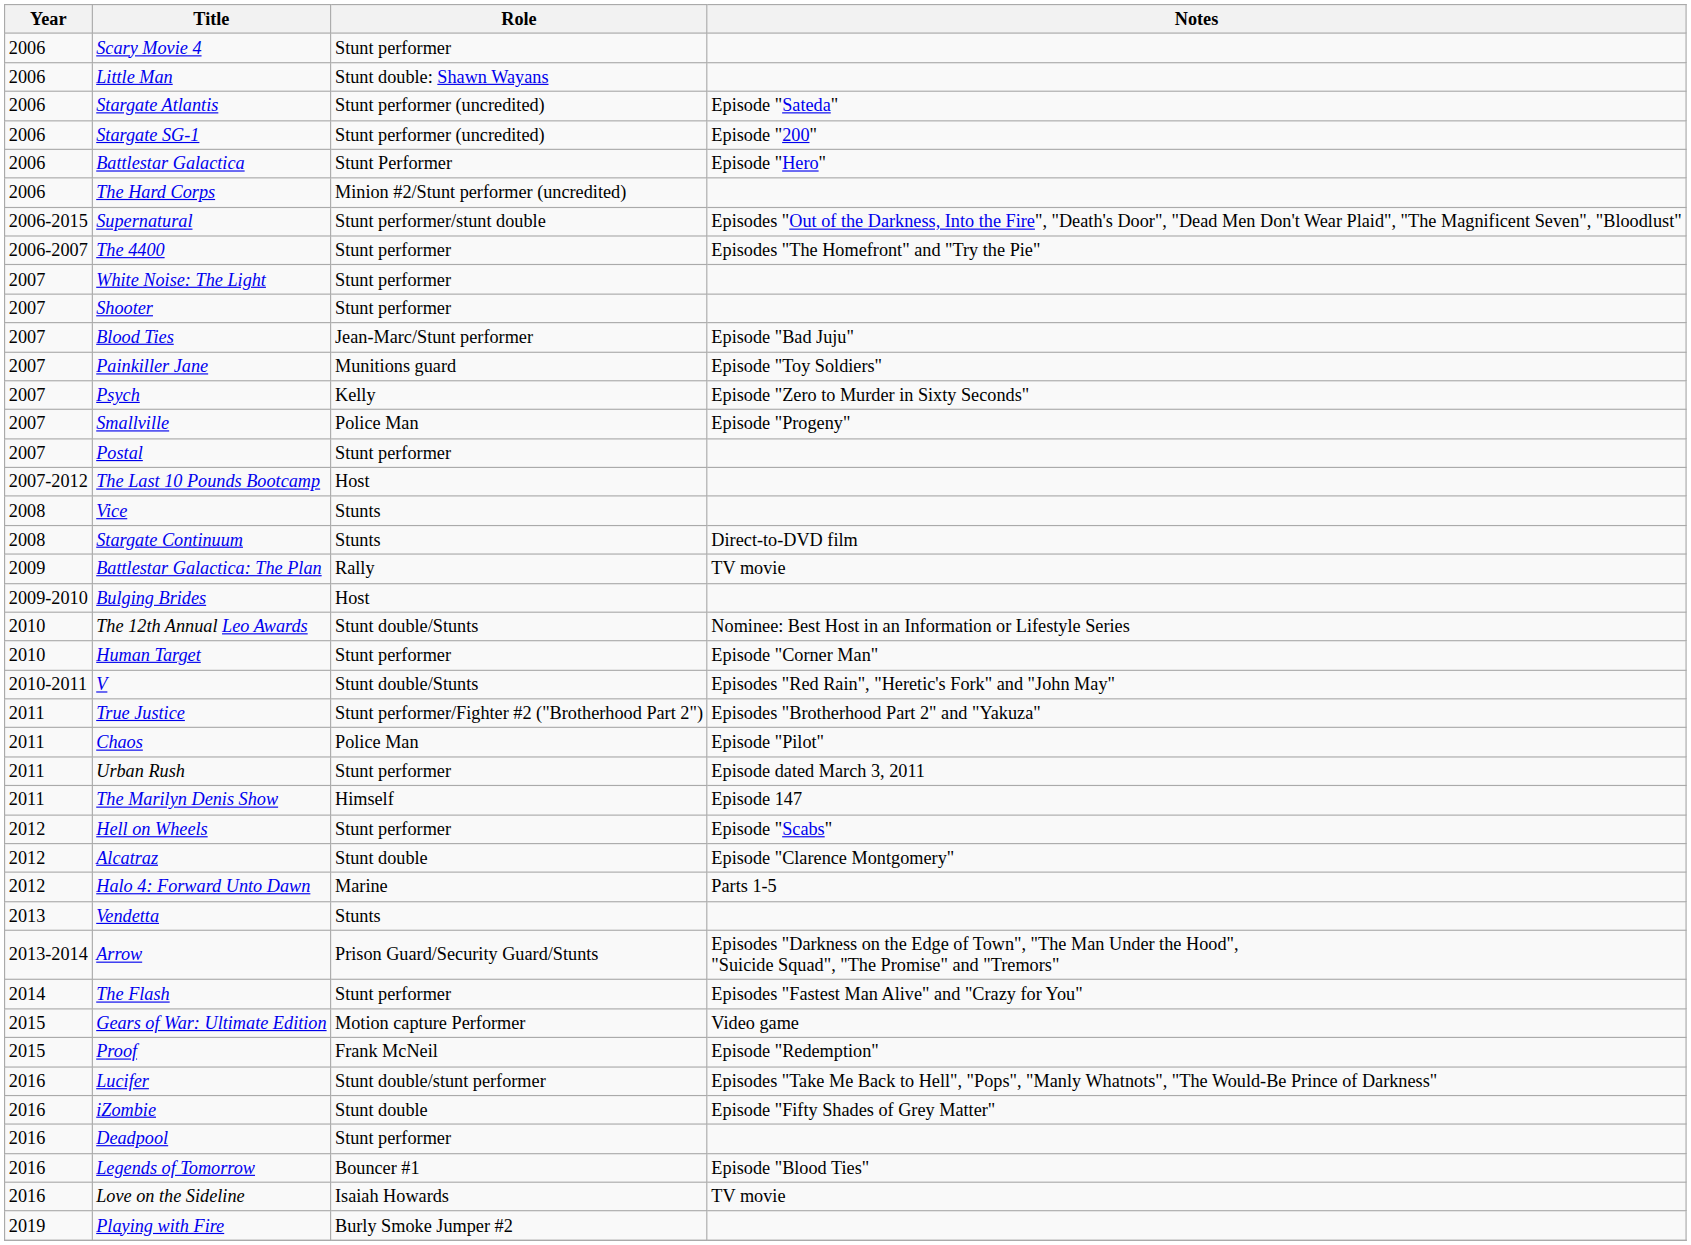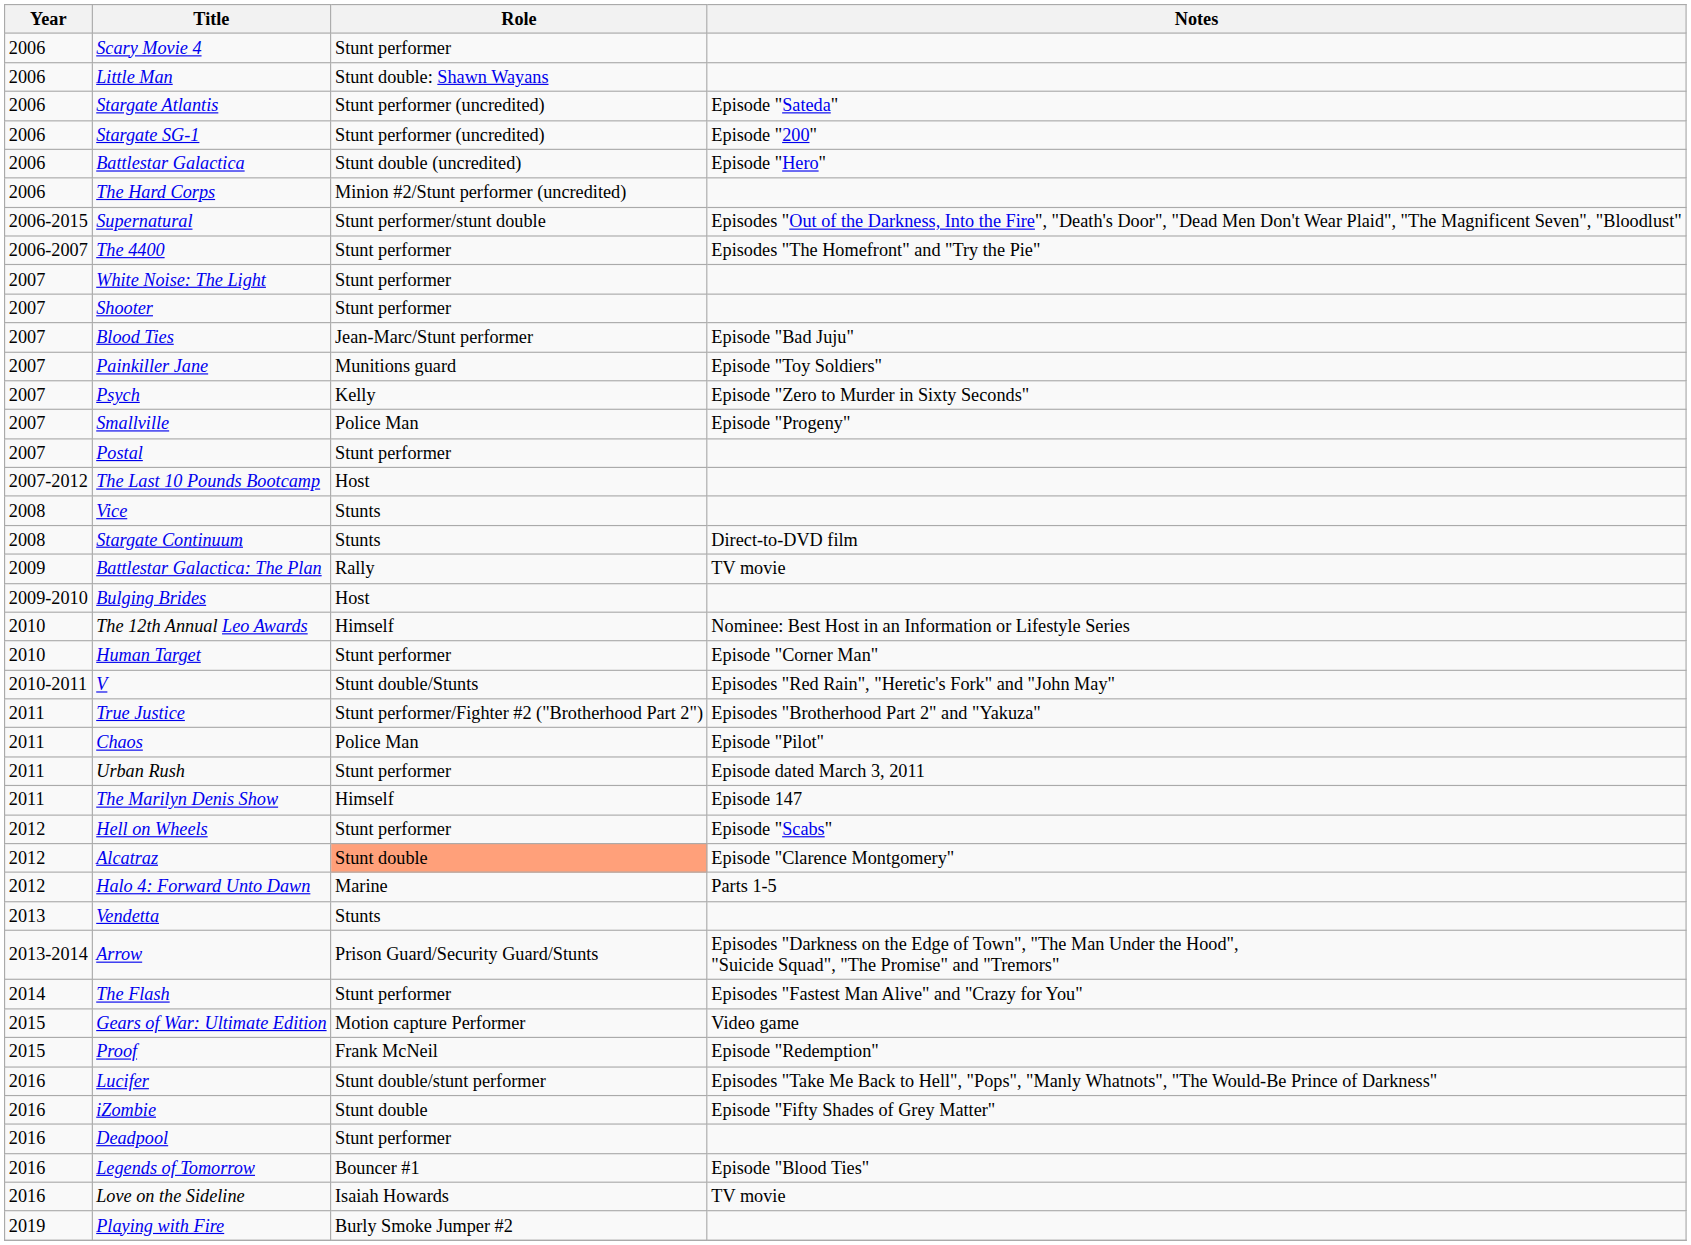(394, 163) Stunt Performer -> (428, 163) Stunt double (uncredited)
(407, 626) Stunt double/Stunts -> (364, 626) Himself
(381, 857) no background -> (381, 857) lightsalmon background
